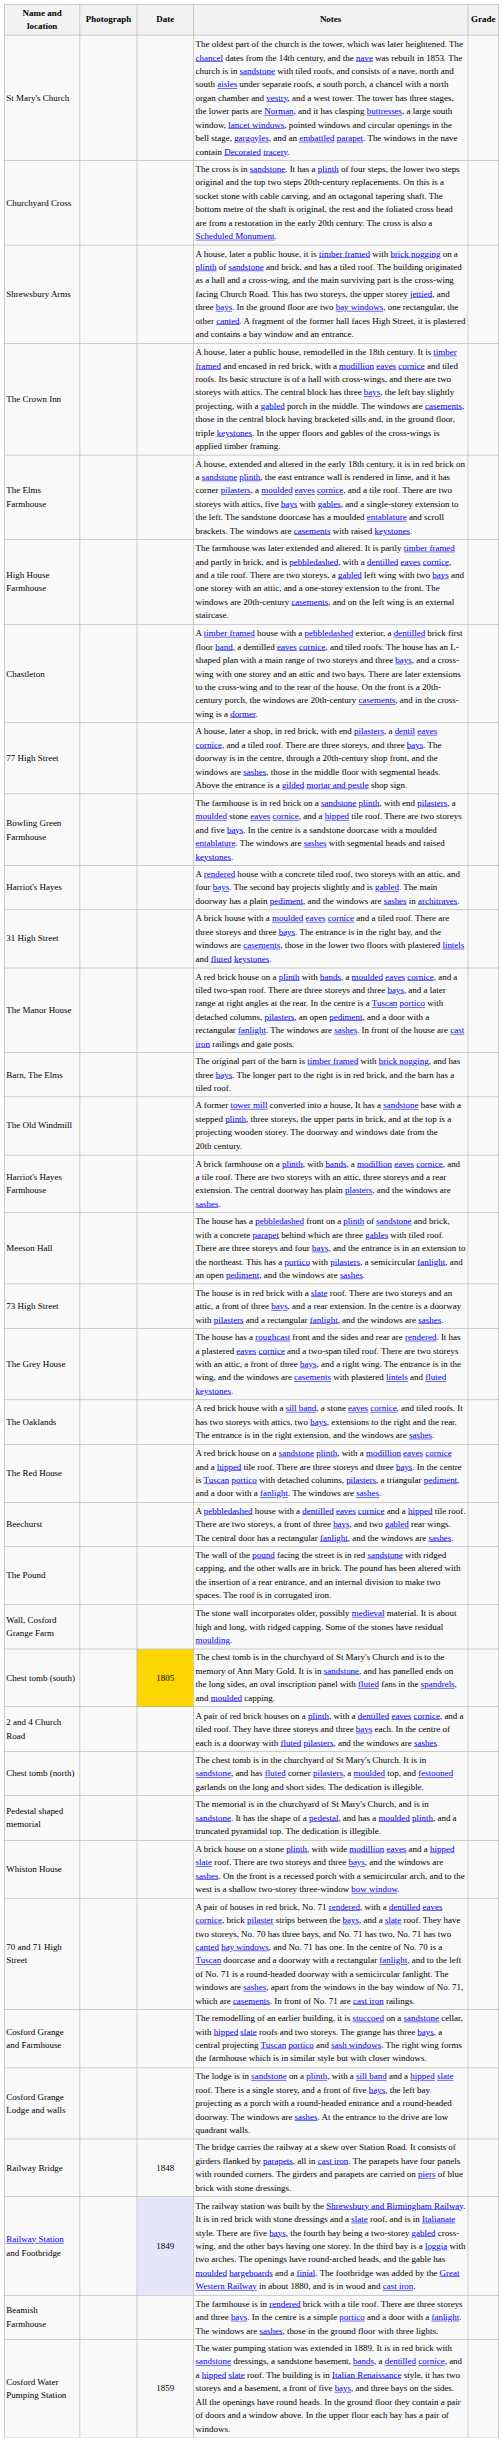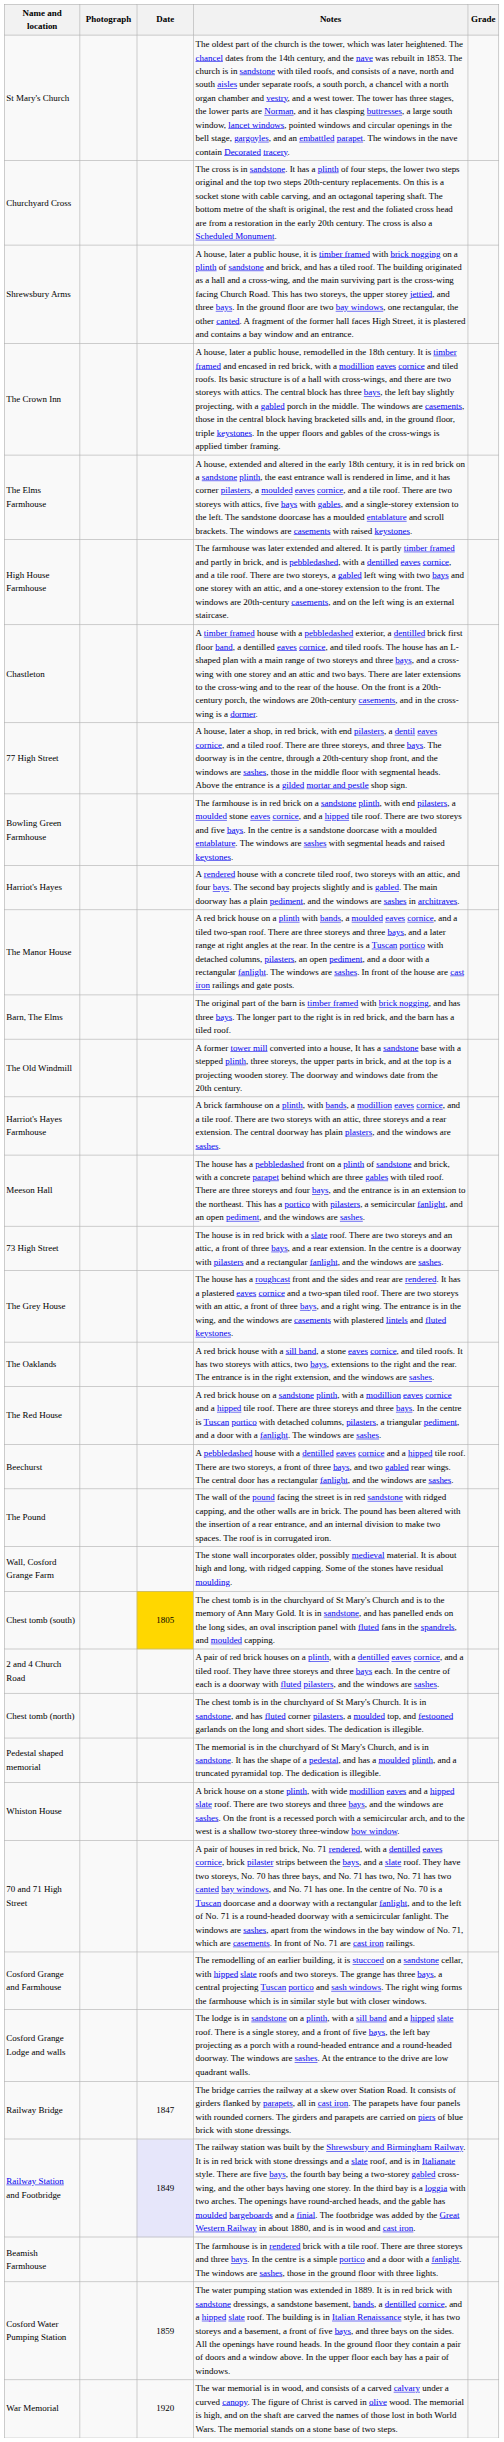- row: (32, 939)
(165, 2168) 1848 -> (165, 2110) 1847
+ row: (32, 2409)
